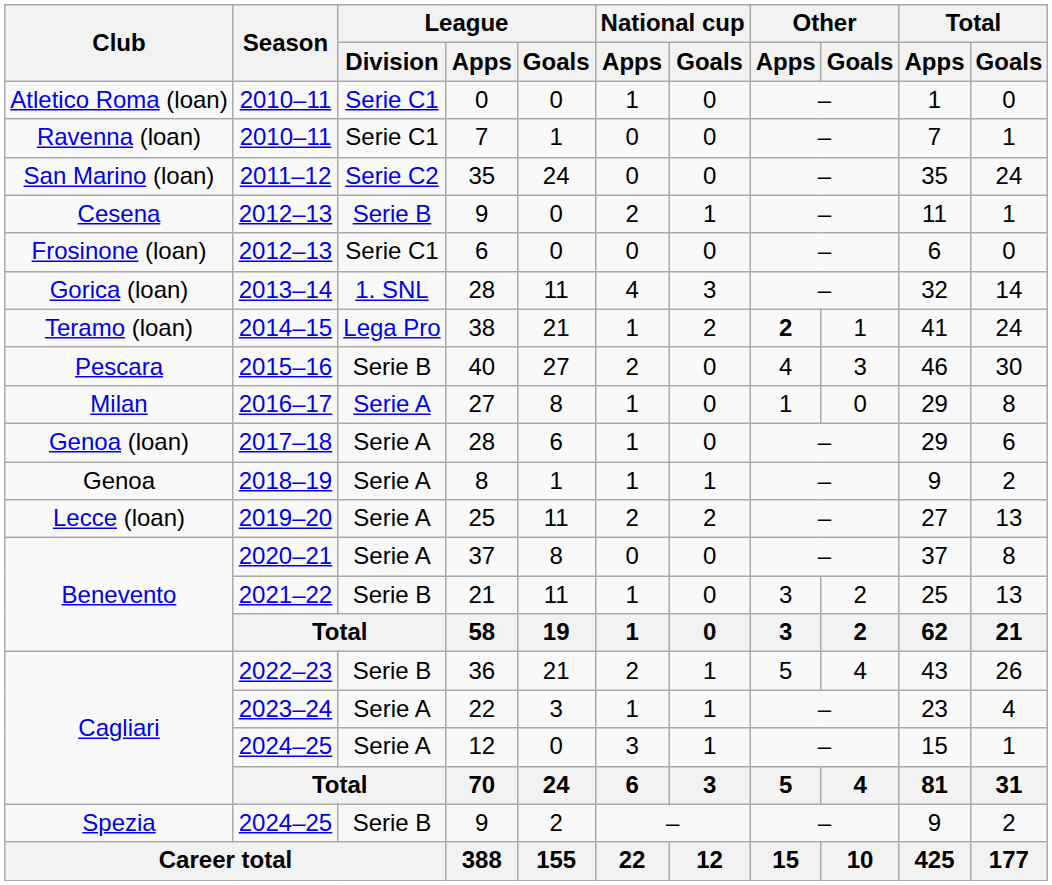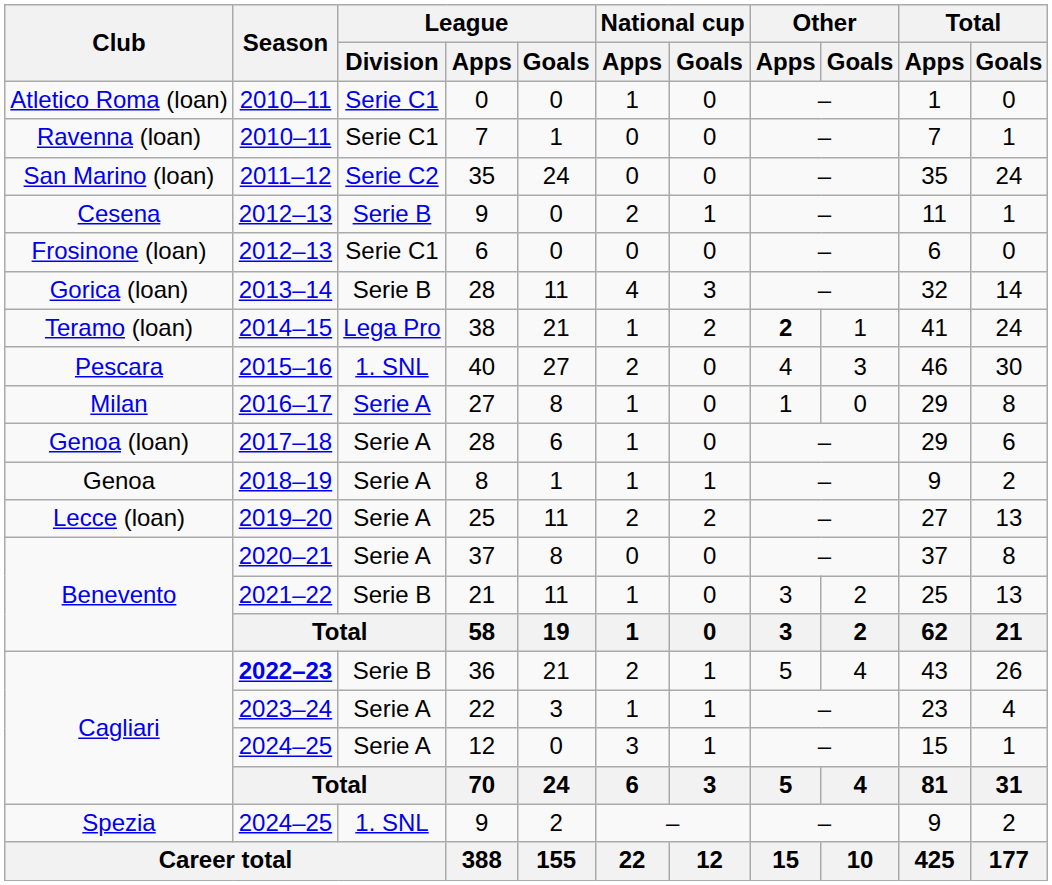(392, 289) 1. SNL -> (392, 289) Serie B
(392, 366) Serie B -> (392, 366) 1. SNL
(285, 670) normal -> (285, 670) bold
(392, 822) Serie B -> (392, 822) 1. SNL
